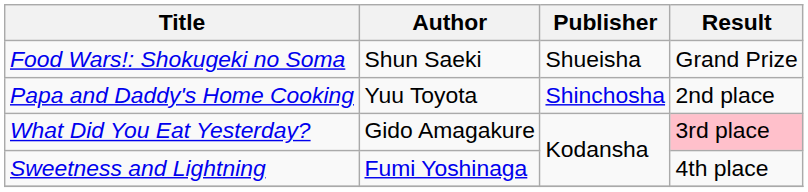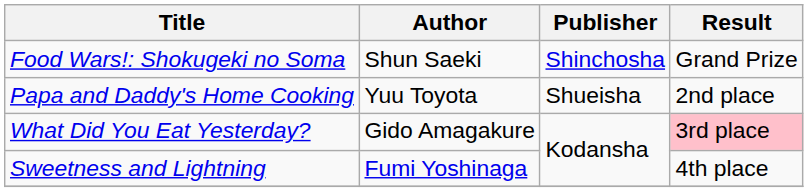(593, 58) Shueisha -> (605, 58) Shinchosha
(605, 95) Shinchosha -> (593, 95) Shueisha
